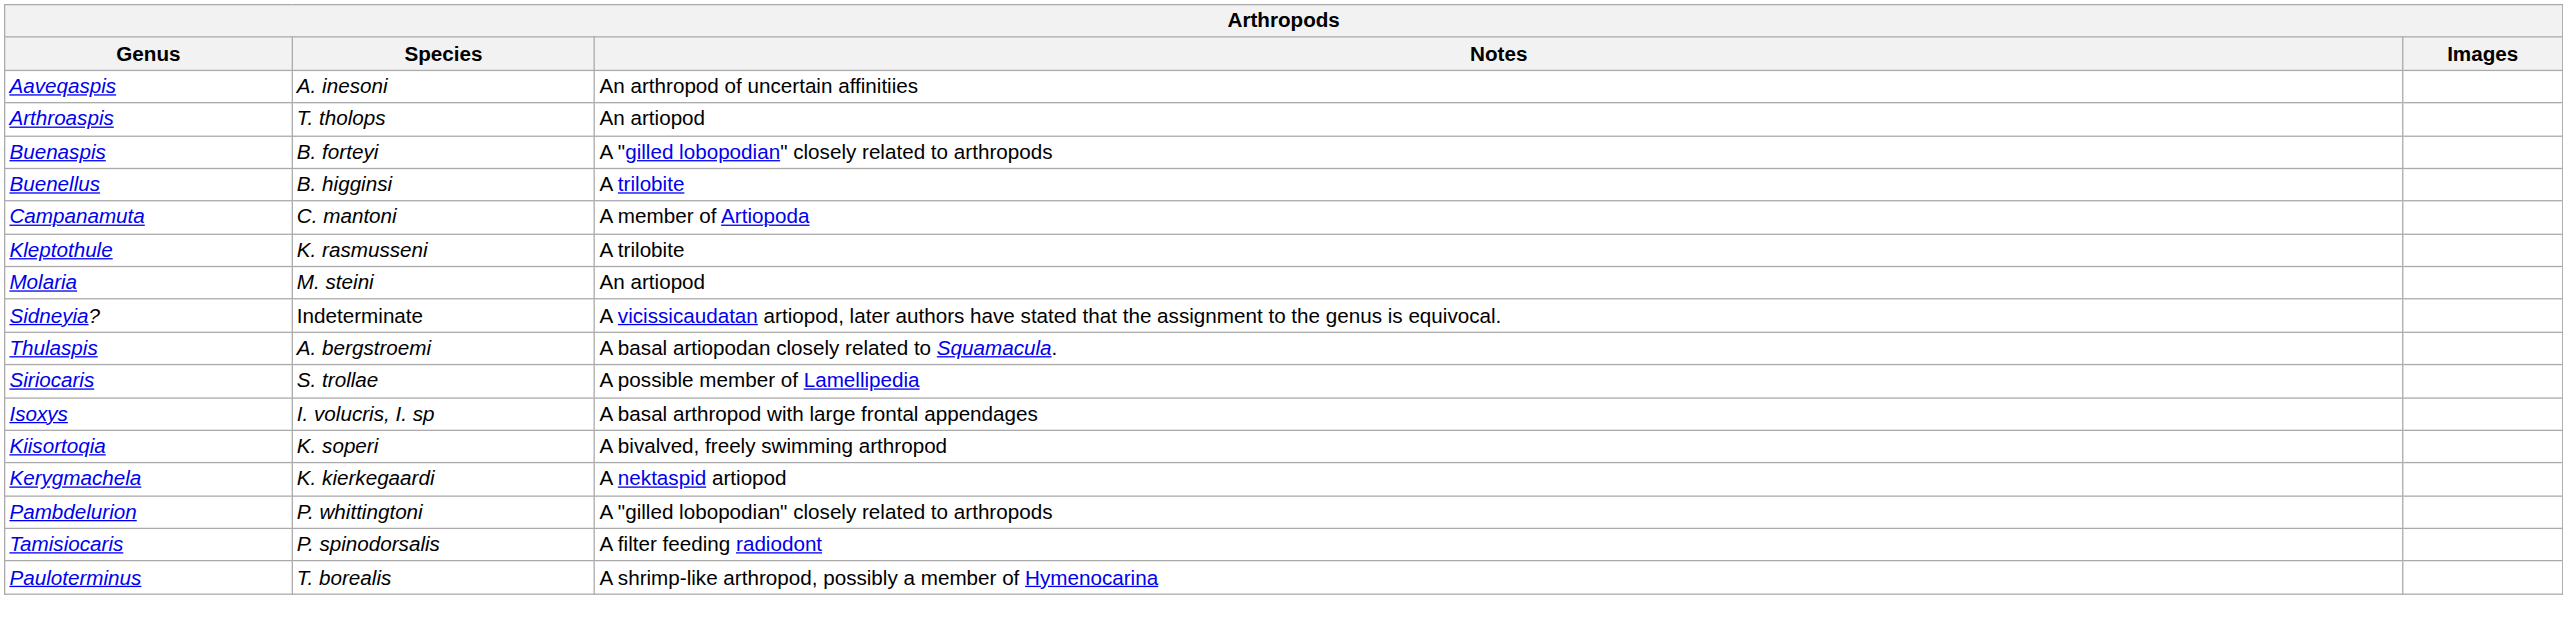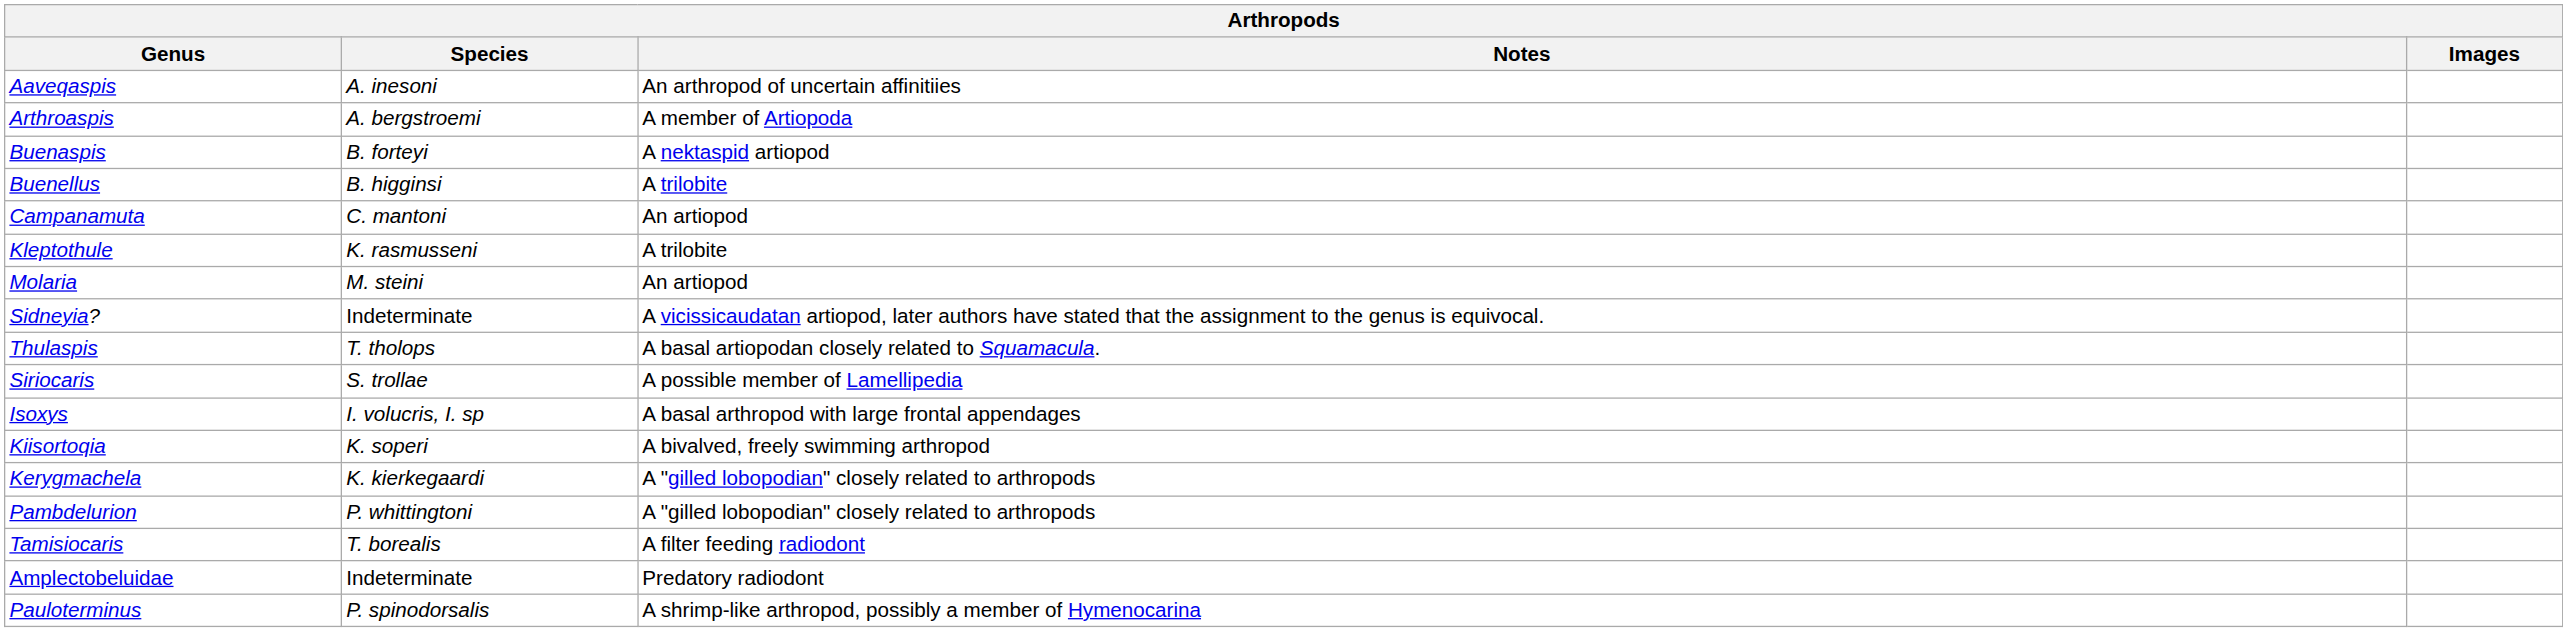(341, 119) T. tholops -> (413, 119) A. bergstroemi
(652, 119) An artiopod -> (747, 119) A member of Artiopoda
(826, 151) A "gilled lobopodian" closely related to arthropods -> (736, 151) A nektaspid artiopod
(704, 217) A member of Artiopoda -> (695, 217) An artiopod
(364, 348) A. bergstroemi -> (391, 348) T. tholops
(693, 479) A nektaspid artiopod -> (869, 479) A "gilled lobopodian" closely related to arthropods
(368, 544) P. spinodorsalis -> (394, 544) T. borealis
+ row: (91, 577)
(344, 577) T. borealis -> (418, 610) P. spinodorsalis
